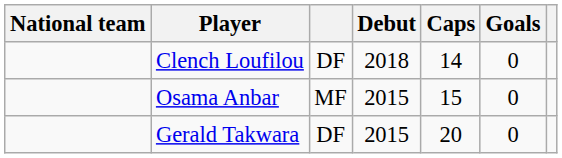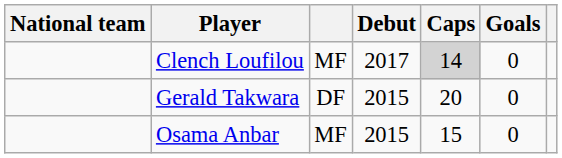(331, 60) DF -> (331, 60) MF
(387, 60) 2018 -> (387, 60) 2017
(451, 60) no background -> (451, 60) lightgrey background
rows swapped: (217, 97) <-> (228, 134)
